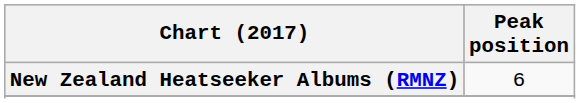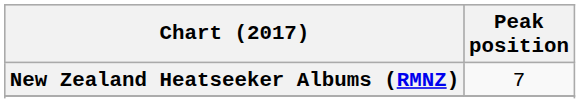(519, 80) 6 -> (519, 80) 7
